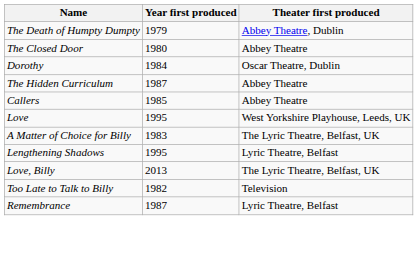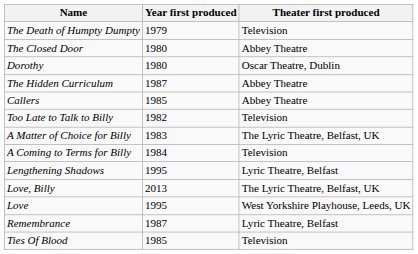(293, 30) Abbey Theatre, Dublin -> (265, 30) Television
(156, 65) 1984 -> (156, 65) 1980
rows swapped: (60, 188) <-> (18, 118)
+ row: (69, 153)
+ row: (37, 240)
